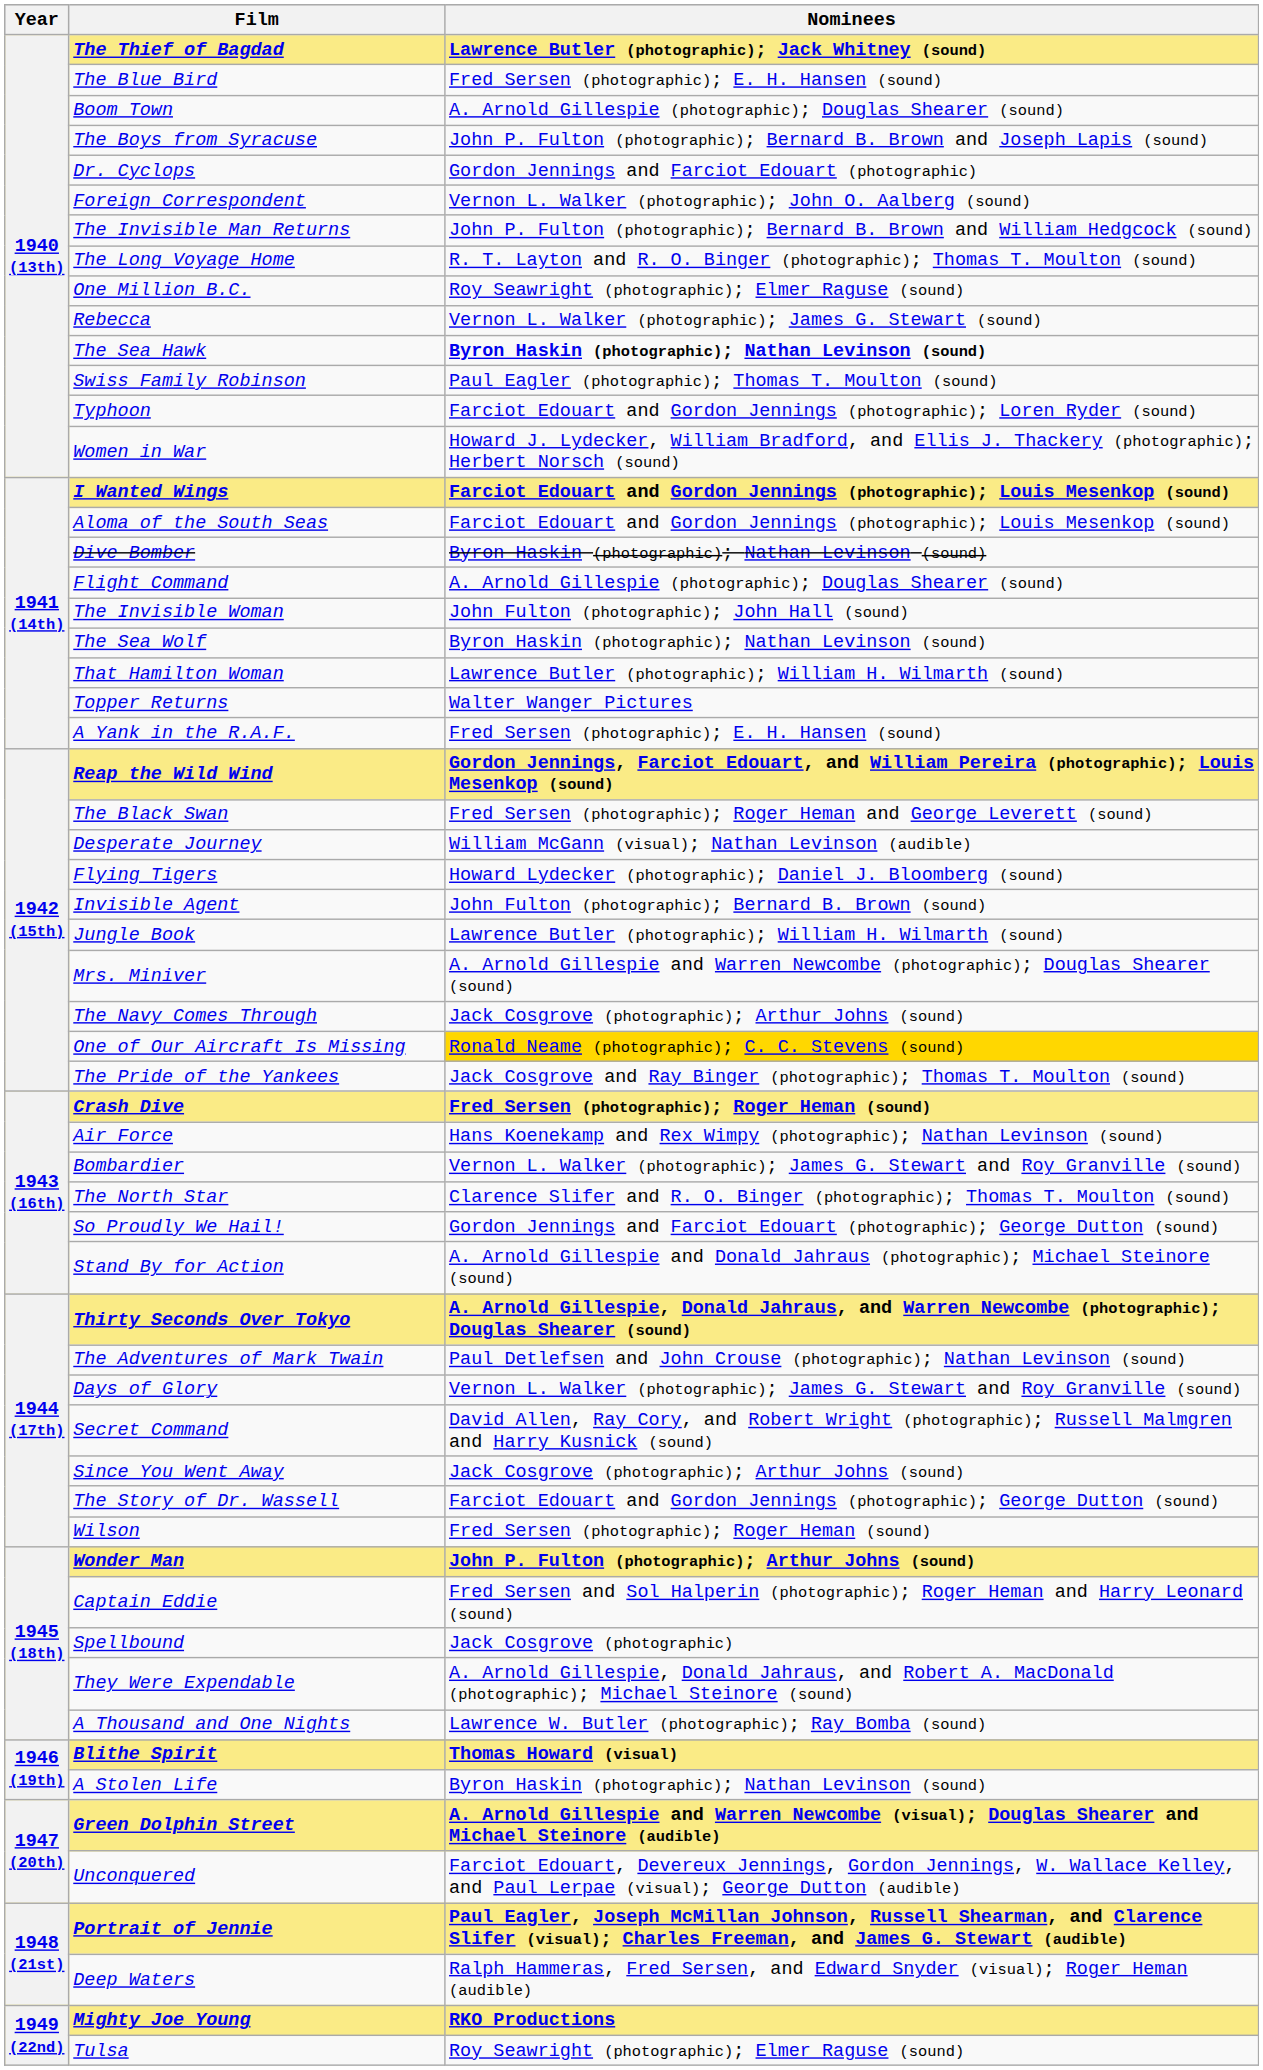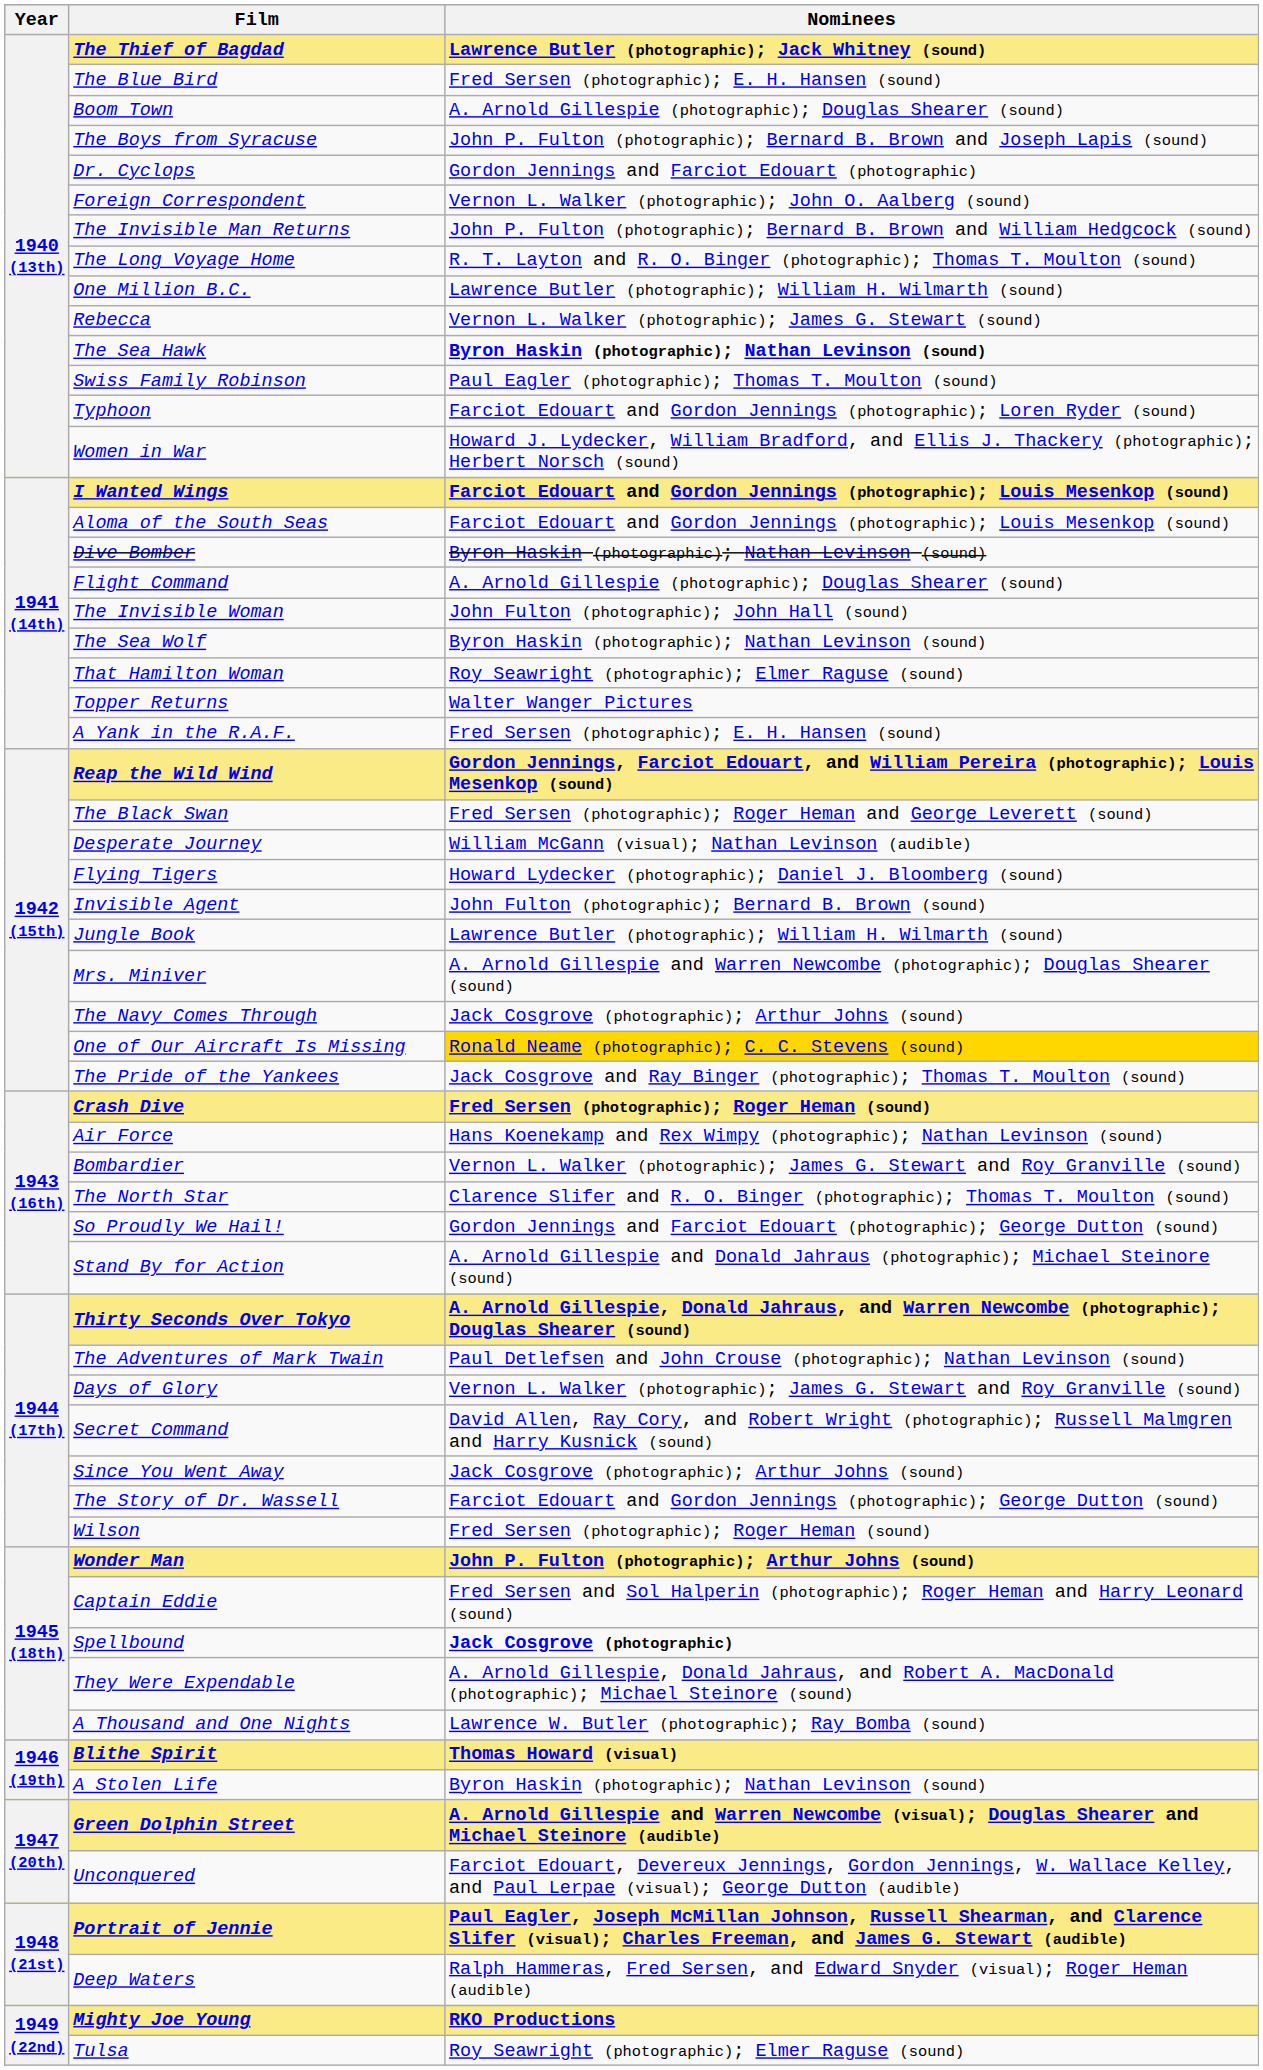(707, 291) Roy Seawright (photographic); Elmer Raguse (sound) -> (756, 291) Lawrence Butler (photographic); William H. Wilmarth (sound)
(756, 673) Lawrence Butler (photographic); William H. Wilmarth (sound) -> (707, 673) Roy Seawright (photographic); Elmer Raguse (sound)
(591, 1643) normal -> (591, 1643) bold
